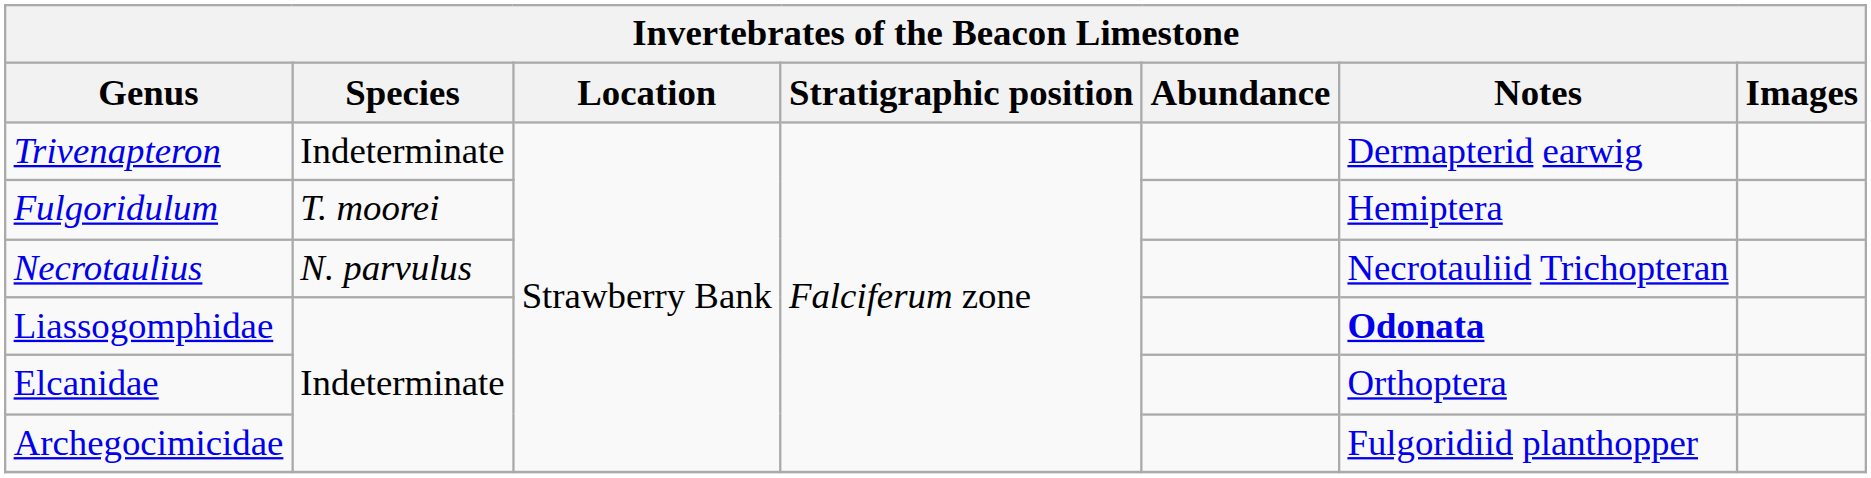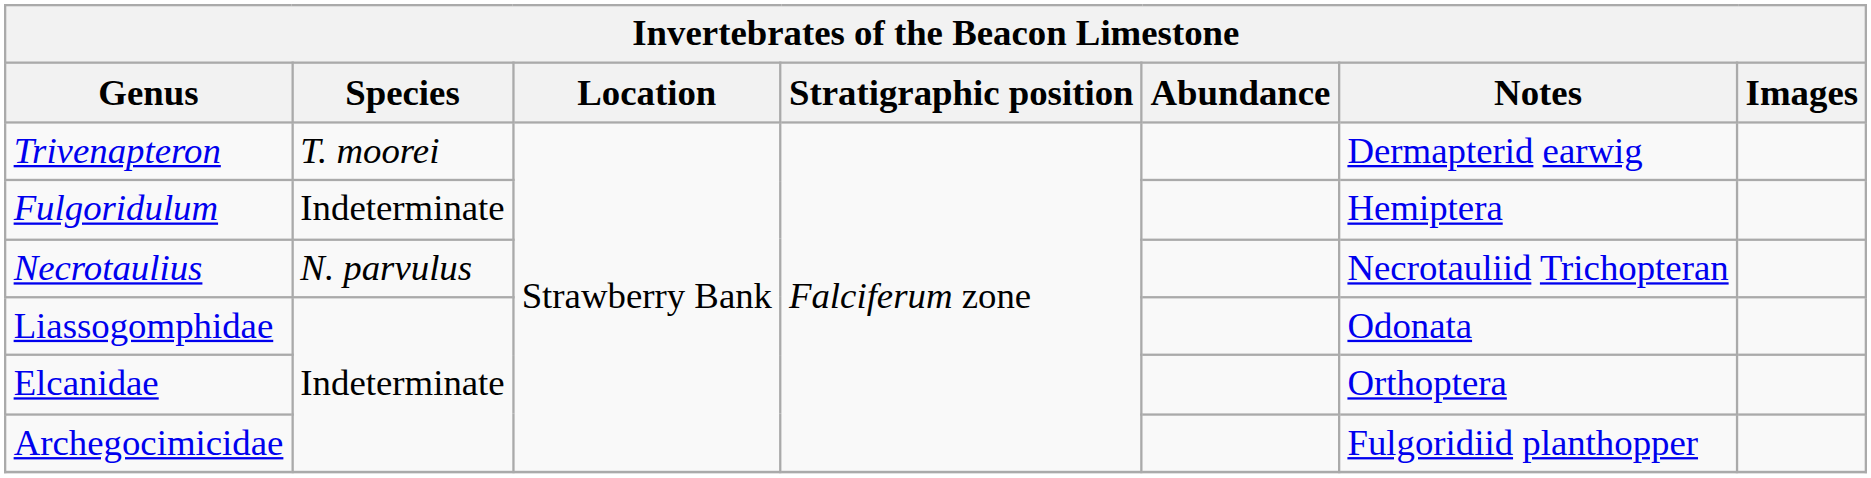(403, 150) Indeterminate -> (370, 150) T. moorei
(370, 208) T. moorei -> (403, 208) Indeterminate
(1416, 325) bold -> (1410, 325) normal
